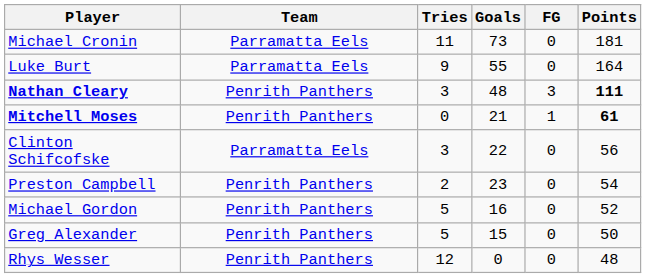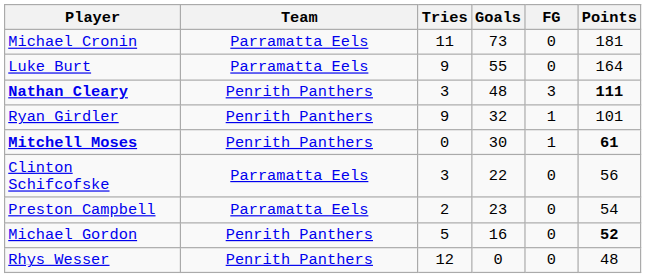+ row: (63, 117)
(498, 117) 21 -> (498, 142) 30
(299, 185) Penrith Panthers -> (299, 210) Parramatta Eels
(609, 210) normal -> (609, 235) bold
- row: (73, 235)
